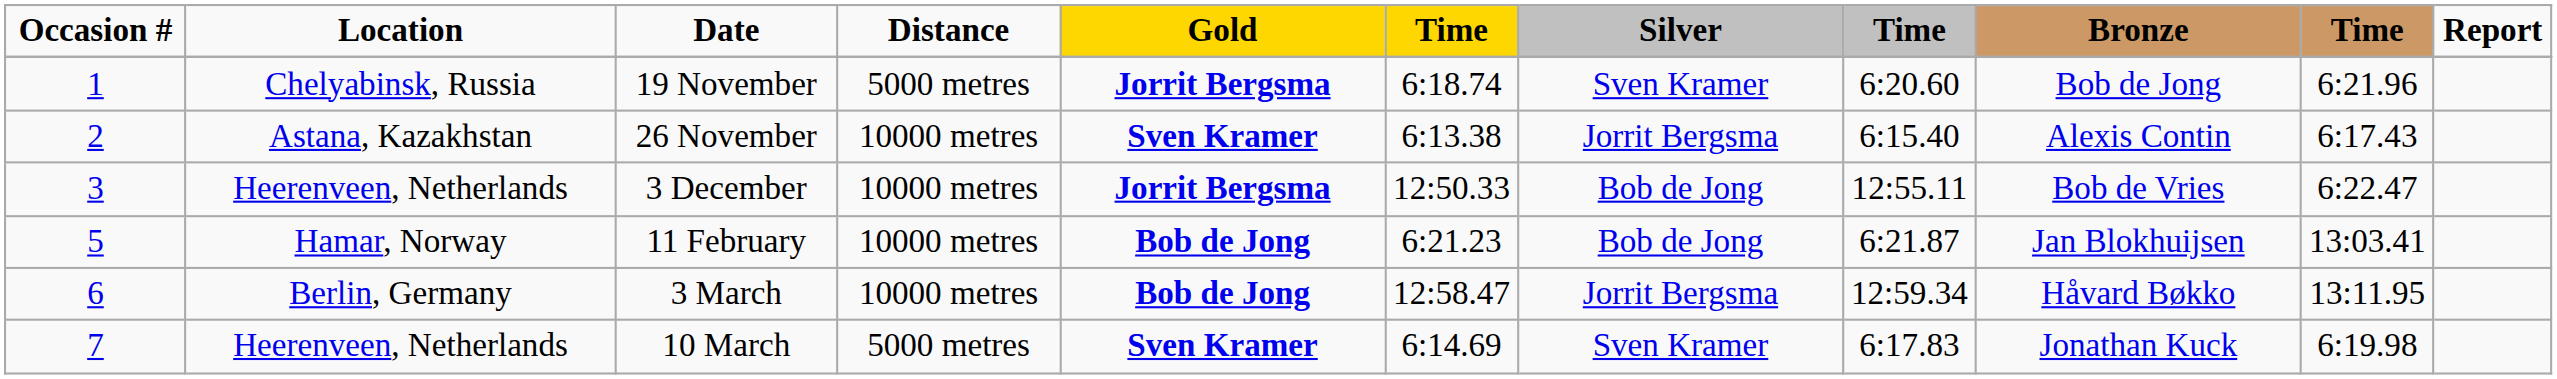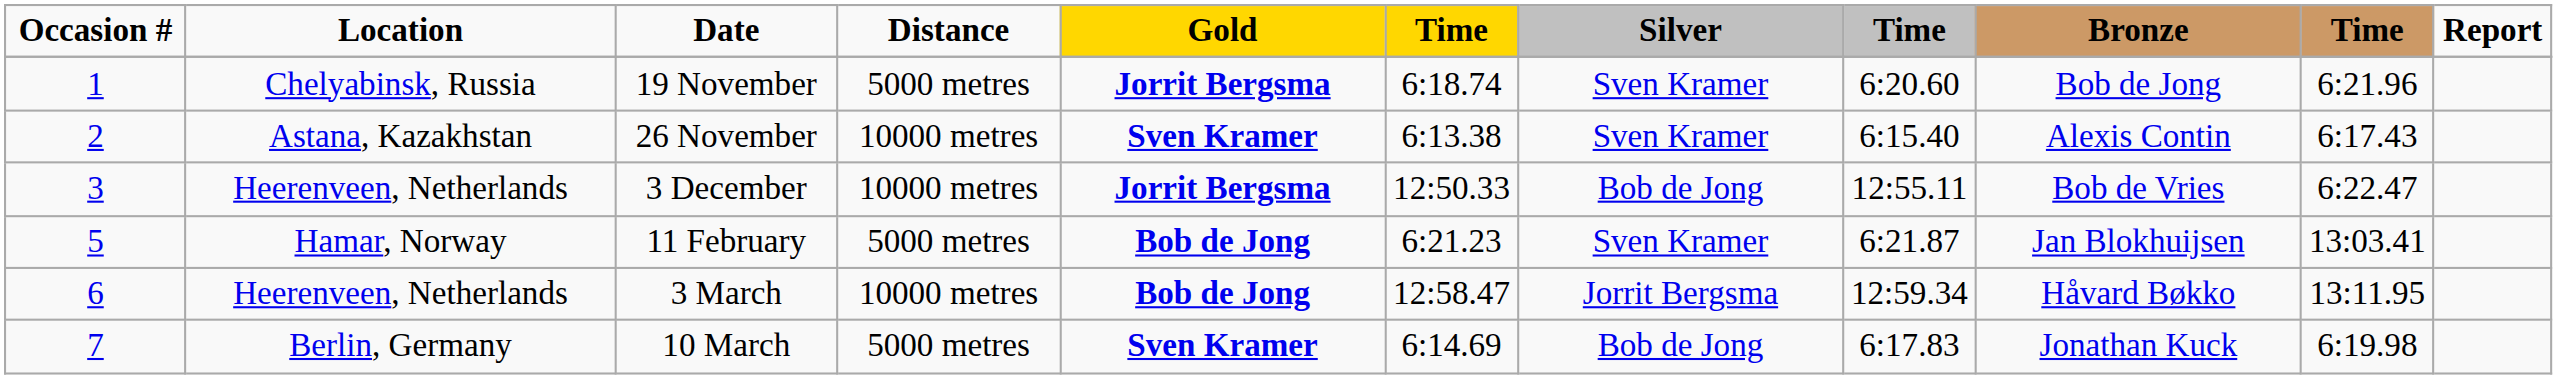(1680, 135) Jorrit Bergsma -> (1680, 135) Sven Kramer
(949, 240) 10000 metres -> (949, 240) 5000 metres
(1680, 240) Bob de Jong -> (1680, 240) Sven Kramer
(401, 293) Berlin, Germany -> (401, 293) Heerenveen, Netherlands
(401, 345) Heerenveen, Netherlands -> (401, 345) Berlin, Germany
(1680, 345) Sven Kramer -> (1680, 345) Bob de Jong
